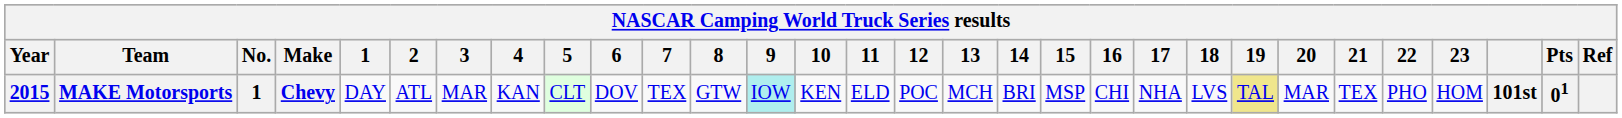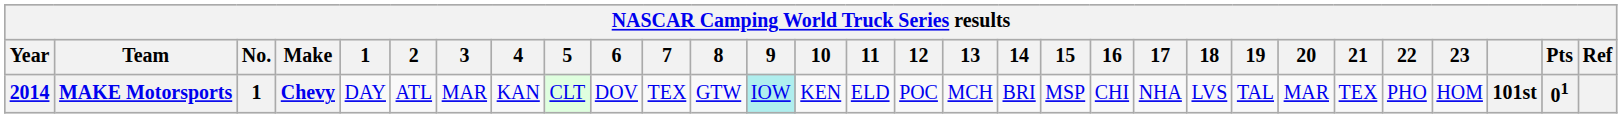(30, 93) 2015 -> (30, 93) 2014
(1255, 93) khaki background -> (1255, 93) no background
